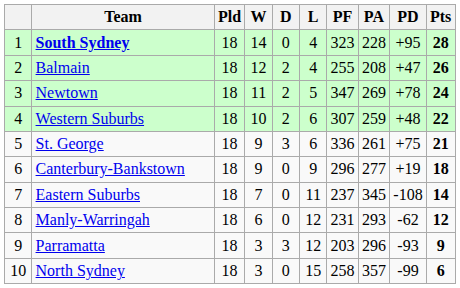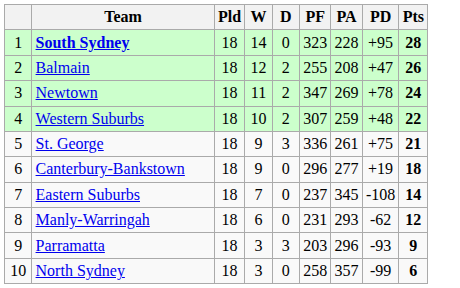- column: (313, 17)
